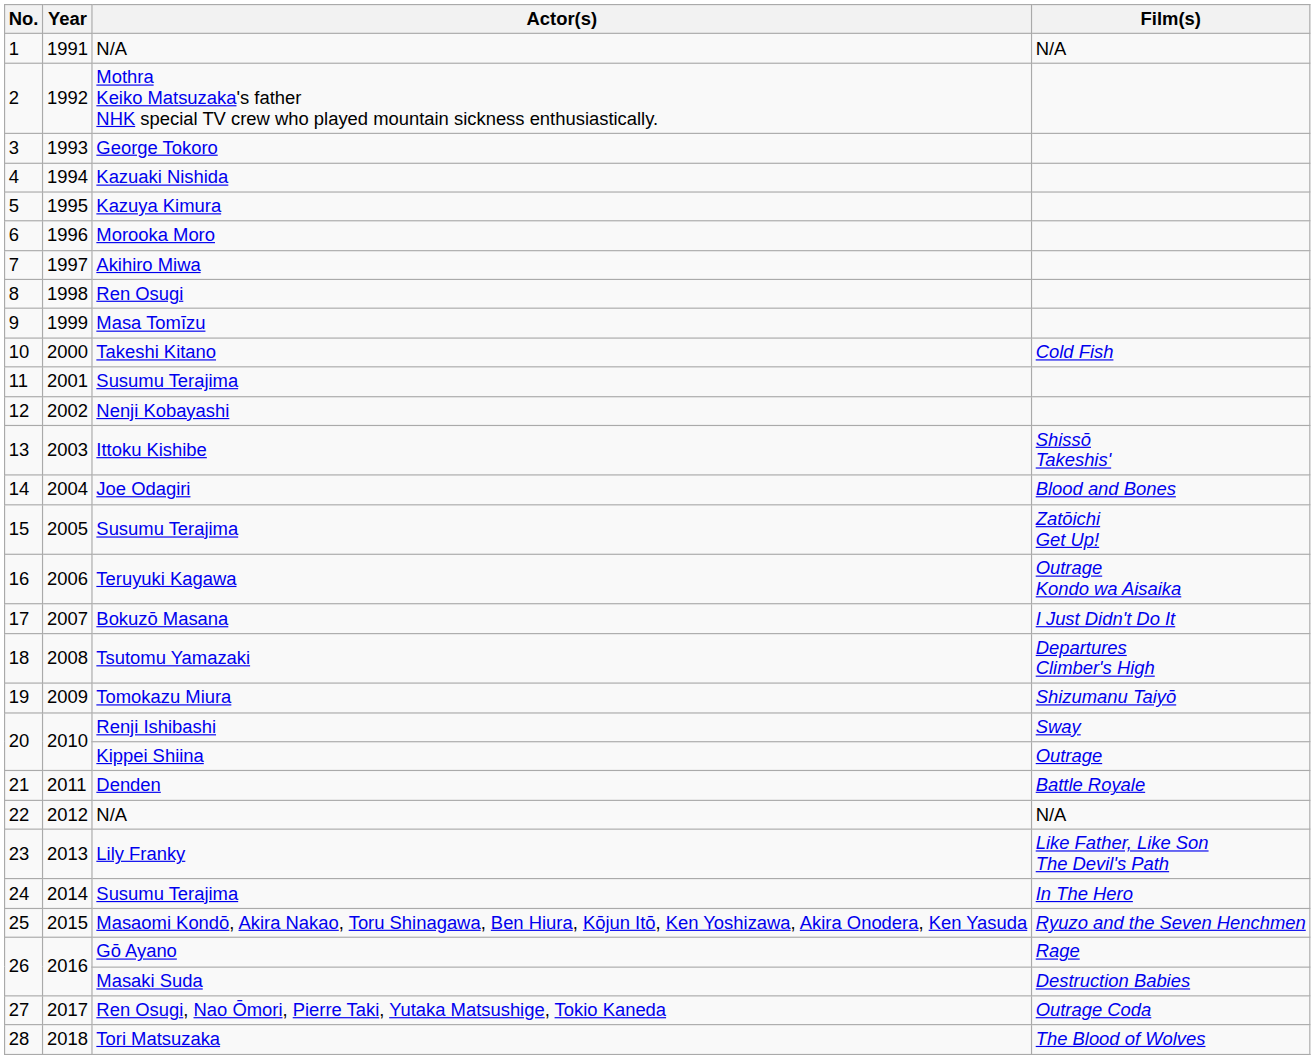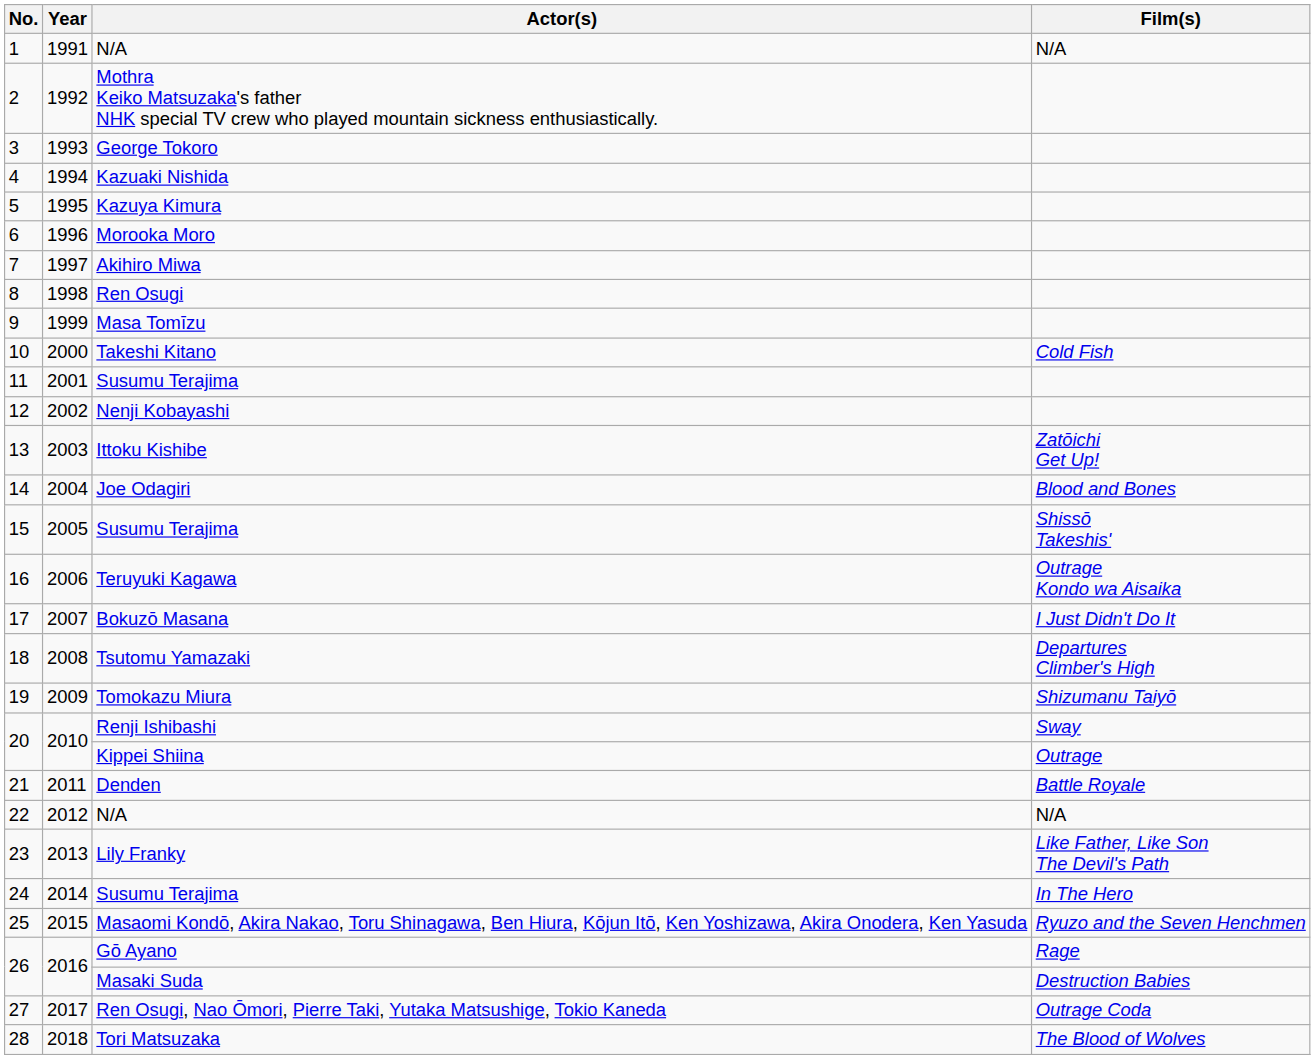(1073, 450) Shissō Takeshis' -> (1068, 450) Zatōichi Get Up!
(1068, 529) Zatōichi Get Up! -> (1073, 529) Shissō Takeshis'
